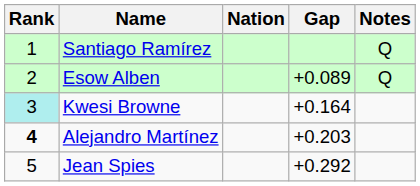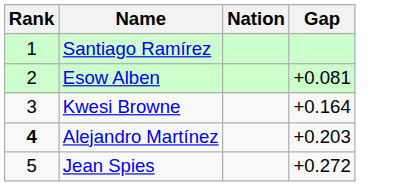- column: (385, 19)
(322, 78) +0.089 -> (322, 78) +0.081
(32, 107) paleturquoise background -> (32, 107) no background
(322, 166) +0.292 -> (322, 166) +0.272
